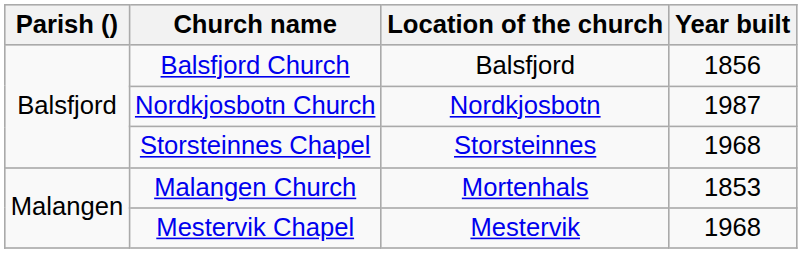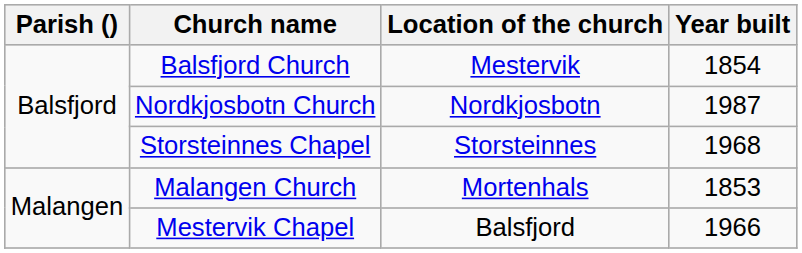(525, 65) Balsfjord -> (525, 65) Mestervik
(733, 65) 1856 -> (733, 65) 1854
(525, 227) Mestervik -> (525, 227) Balsfjord
(733, 227) 1968 -> (733, 227) 1966
